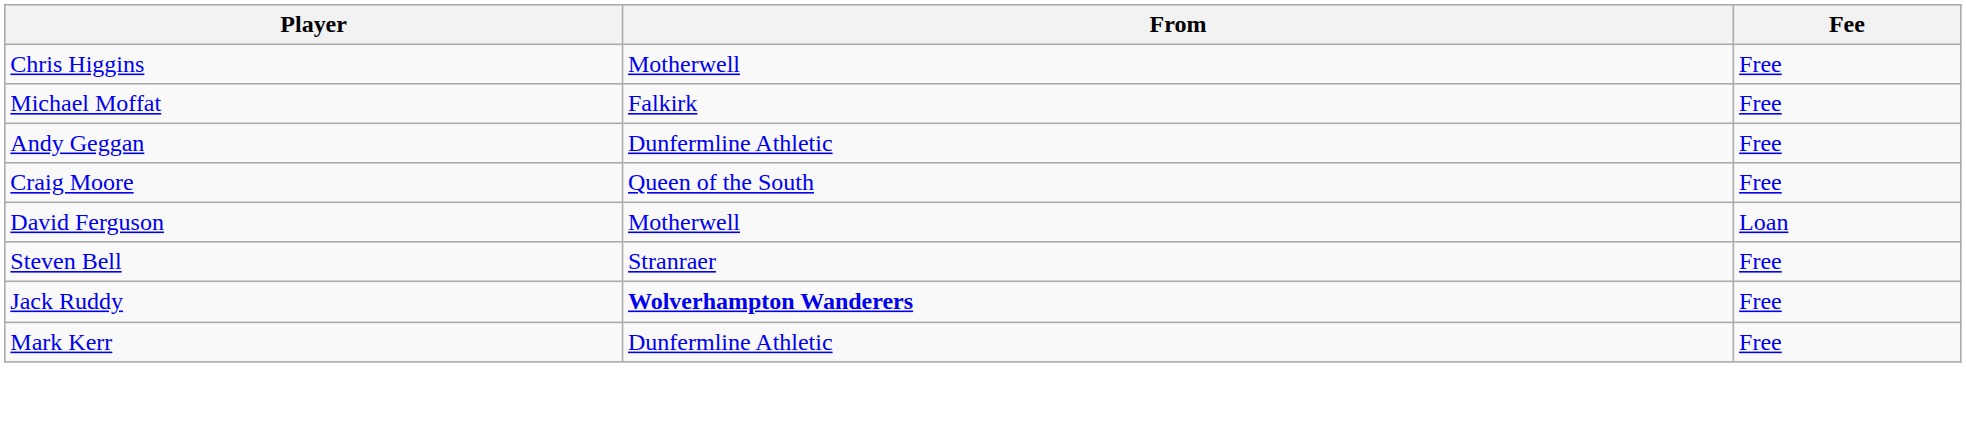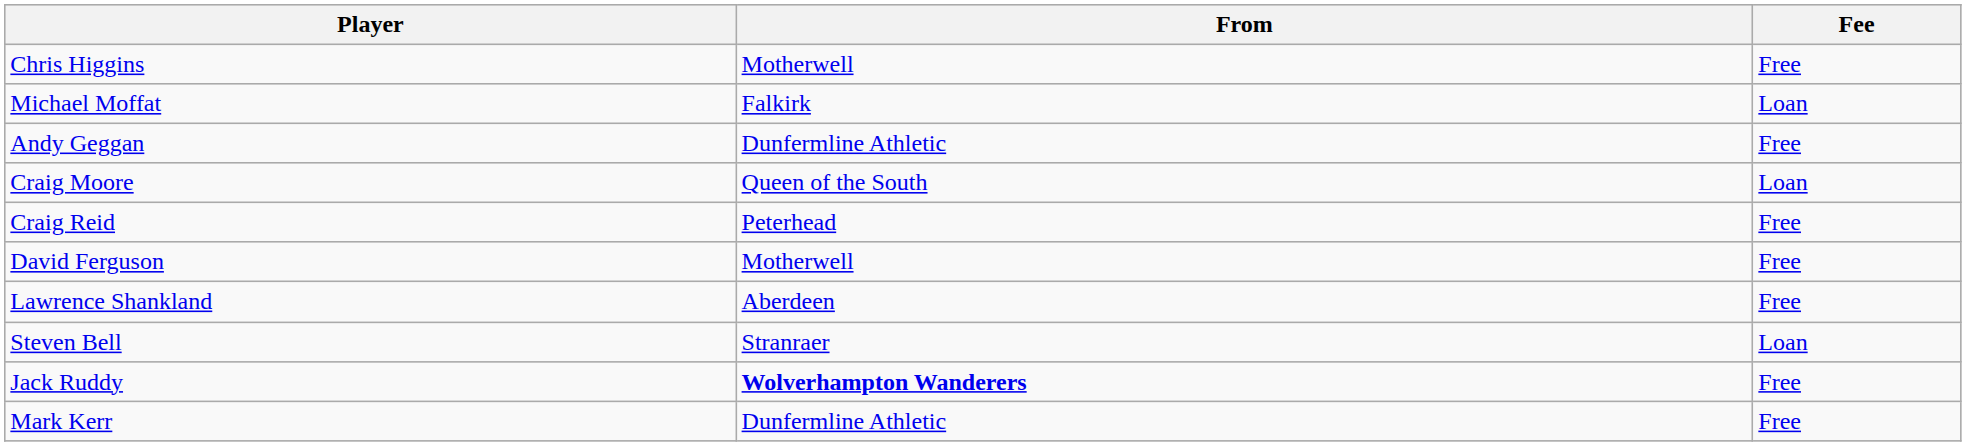(1760, 103) Free -> (1783, 103) Loan
(1760, 182) Free -> (1783, 182) Loan
+ row: (63, 222)
(1764, 222) Loan -> (1780, 262) Free
+ row: (111, 301)
(1760, 262) Free -> (1783, 341) Loan
